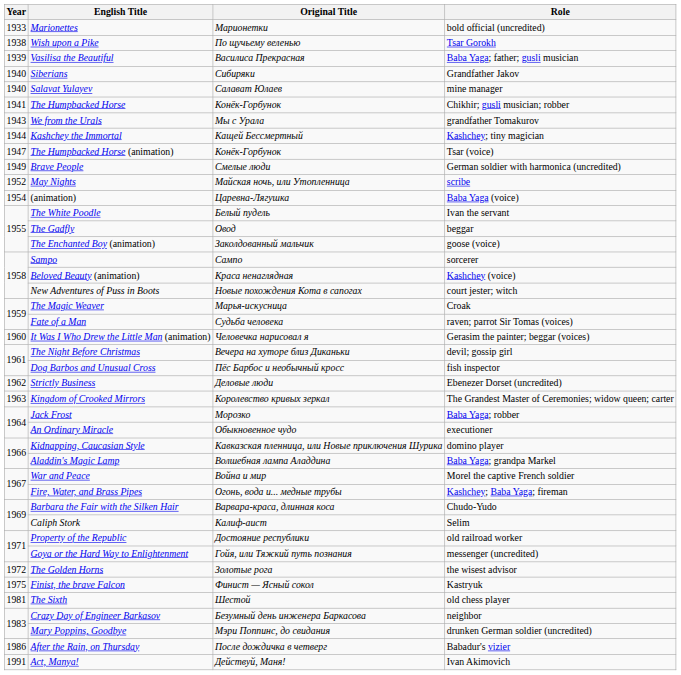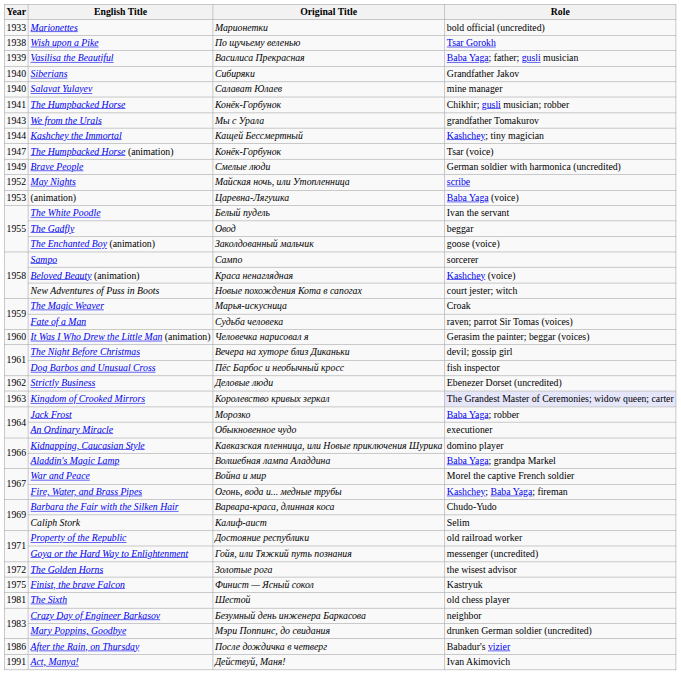(16, 197) 1954 -> (16, 197) 1953
(560, 399) no background -> (560, 399) lavender background
